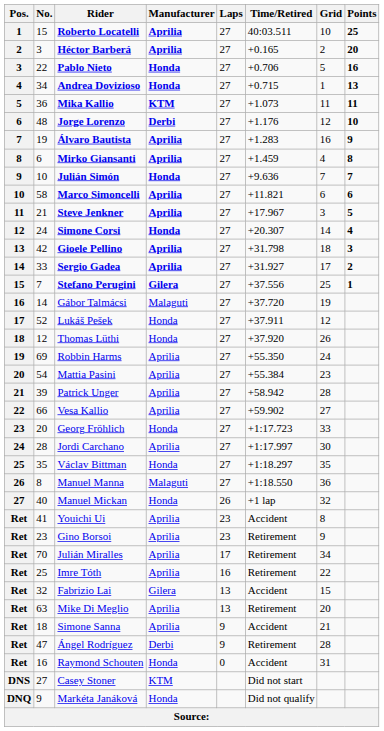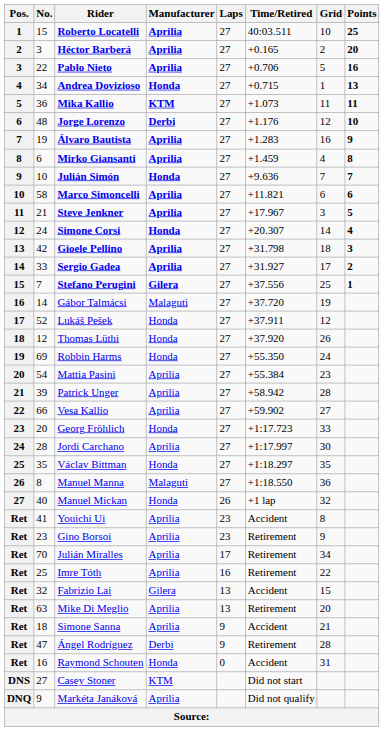(164, 67) Honda -> (165, 67) Aprilia
(164, 356) Aprilia -> (163, 356) Honda
(163, 699) Honda -> (164, 699) Aprilia
